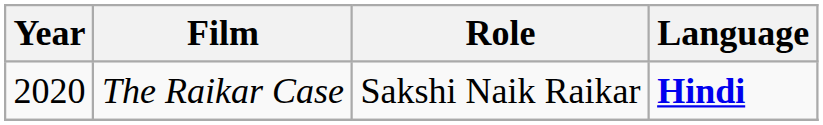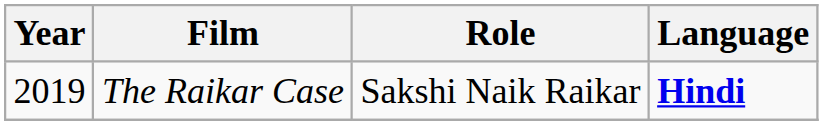(49, 90) 2020 -> (49, 90) 2019
